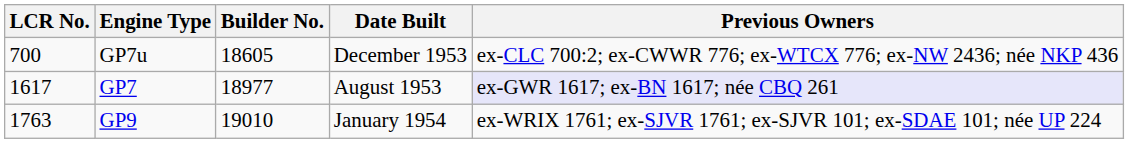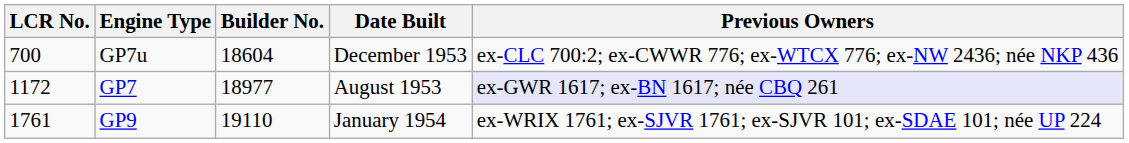(247, 54) 18605 -> (247, 54) 18604
(30, 87) 1617 -> (30, 87) 1172
(30, 120) 1763 -> (30, 120) 1761
(247, 120) 19010 -> (247, 120) 19110
